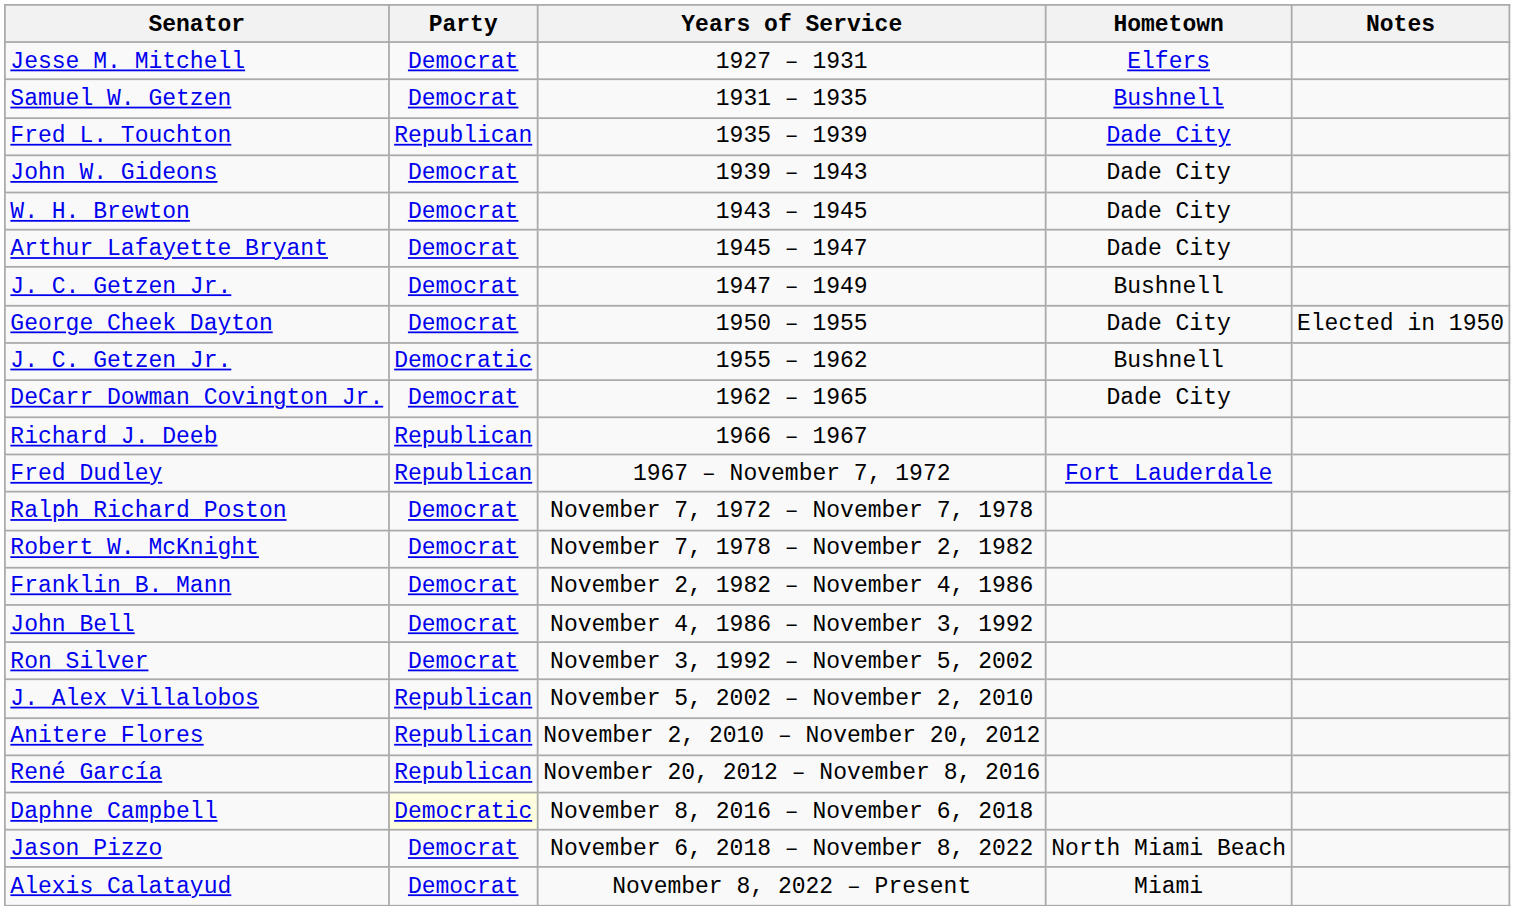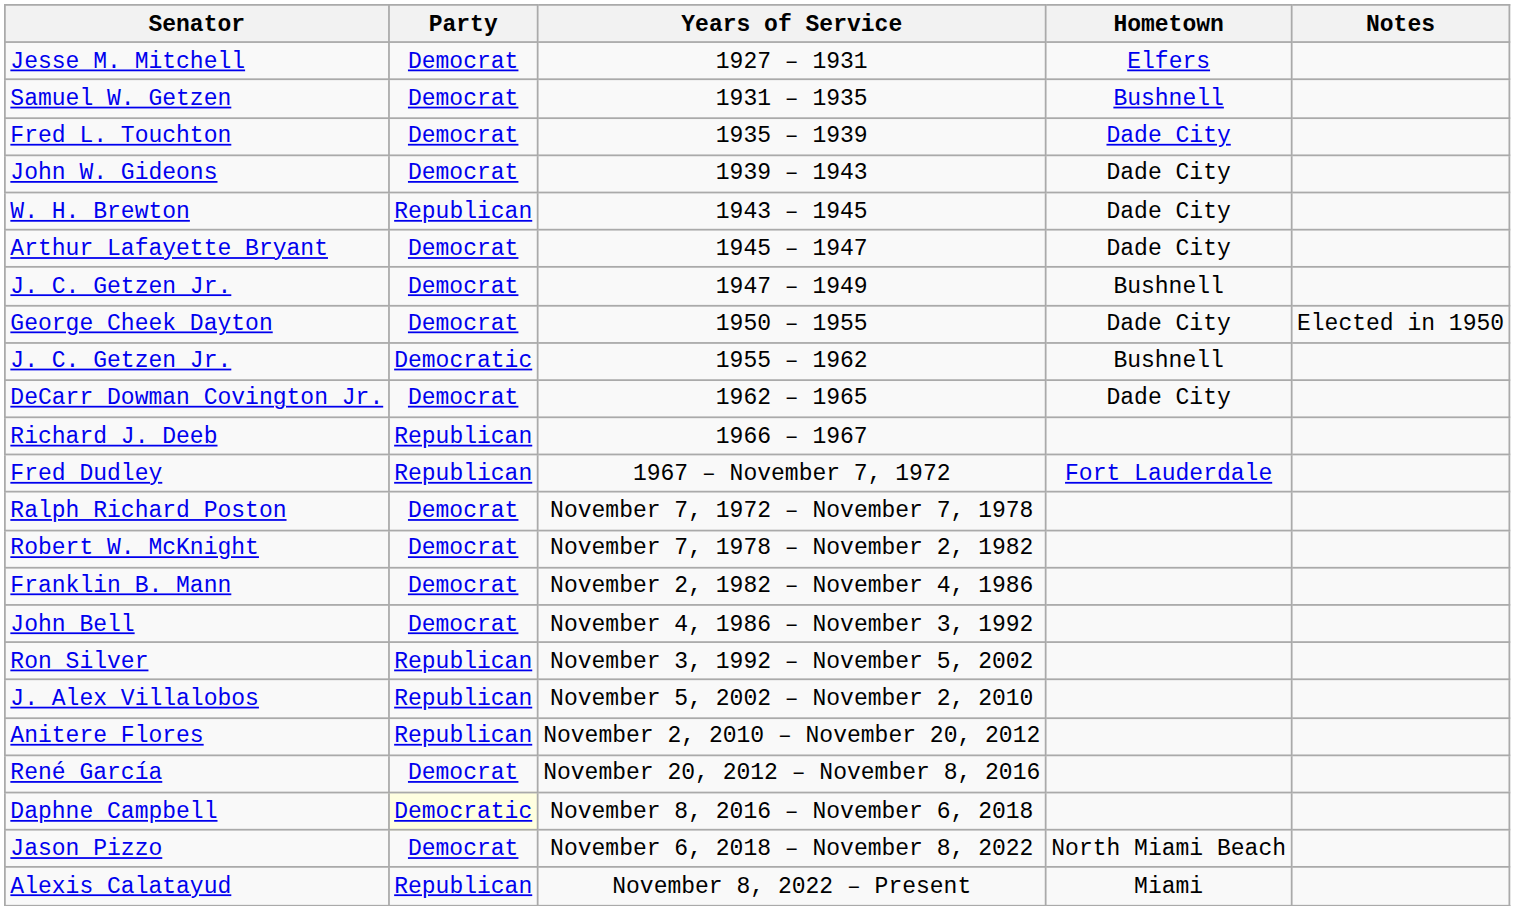(463, 136) Republican -> (463, 136) Democrat
(463, 211) Democrat -> (463, 211) Republican
(463, 661) Democrat -> (463, 661) Republican
(463, 774) Republican -> (463, 774) Democrat
(463, 886) Democrat -> (463, 886) Republican
